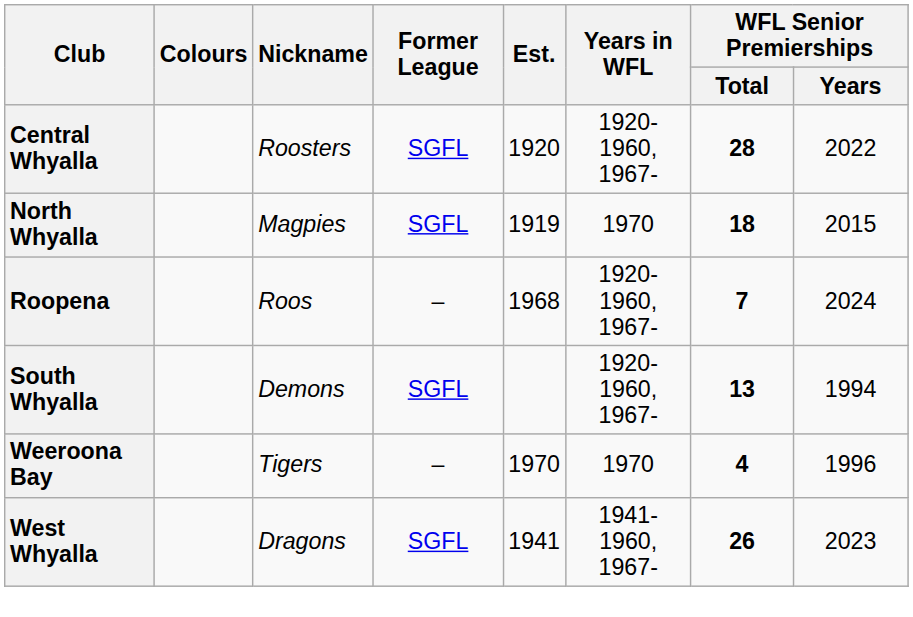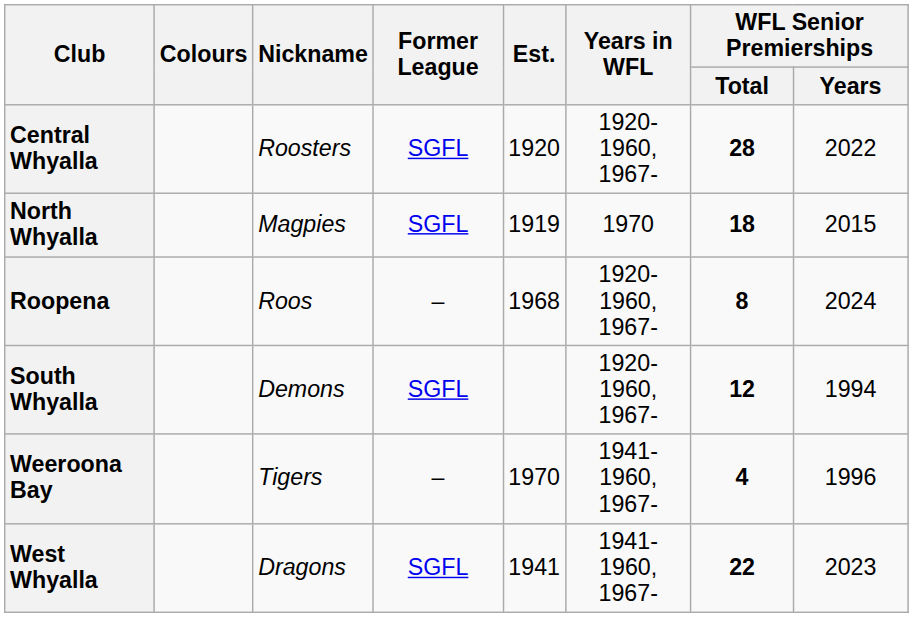(742, 300) 7 -> (742, 300) 8
(742, 389) 13 -> (742, 389) 12
(628, 465) 1970 -> (628, 478) 1941-1960, 1967-
(742, 541) 26 -> (742, 567) 22
